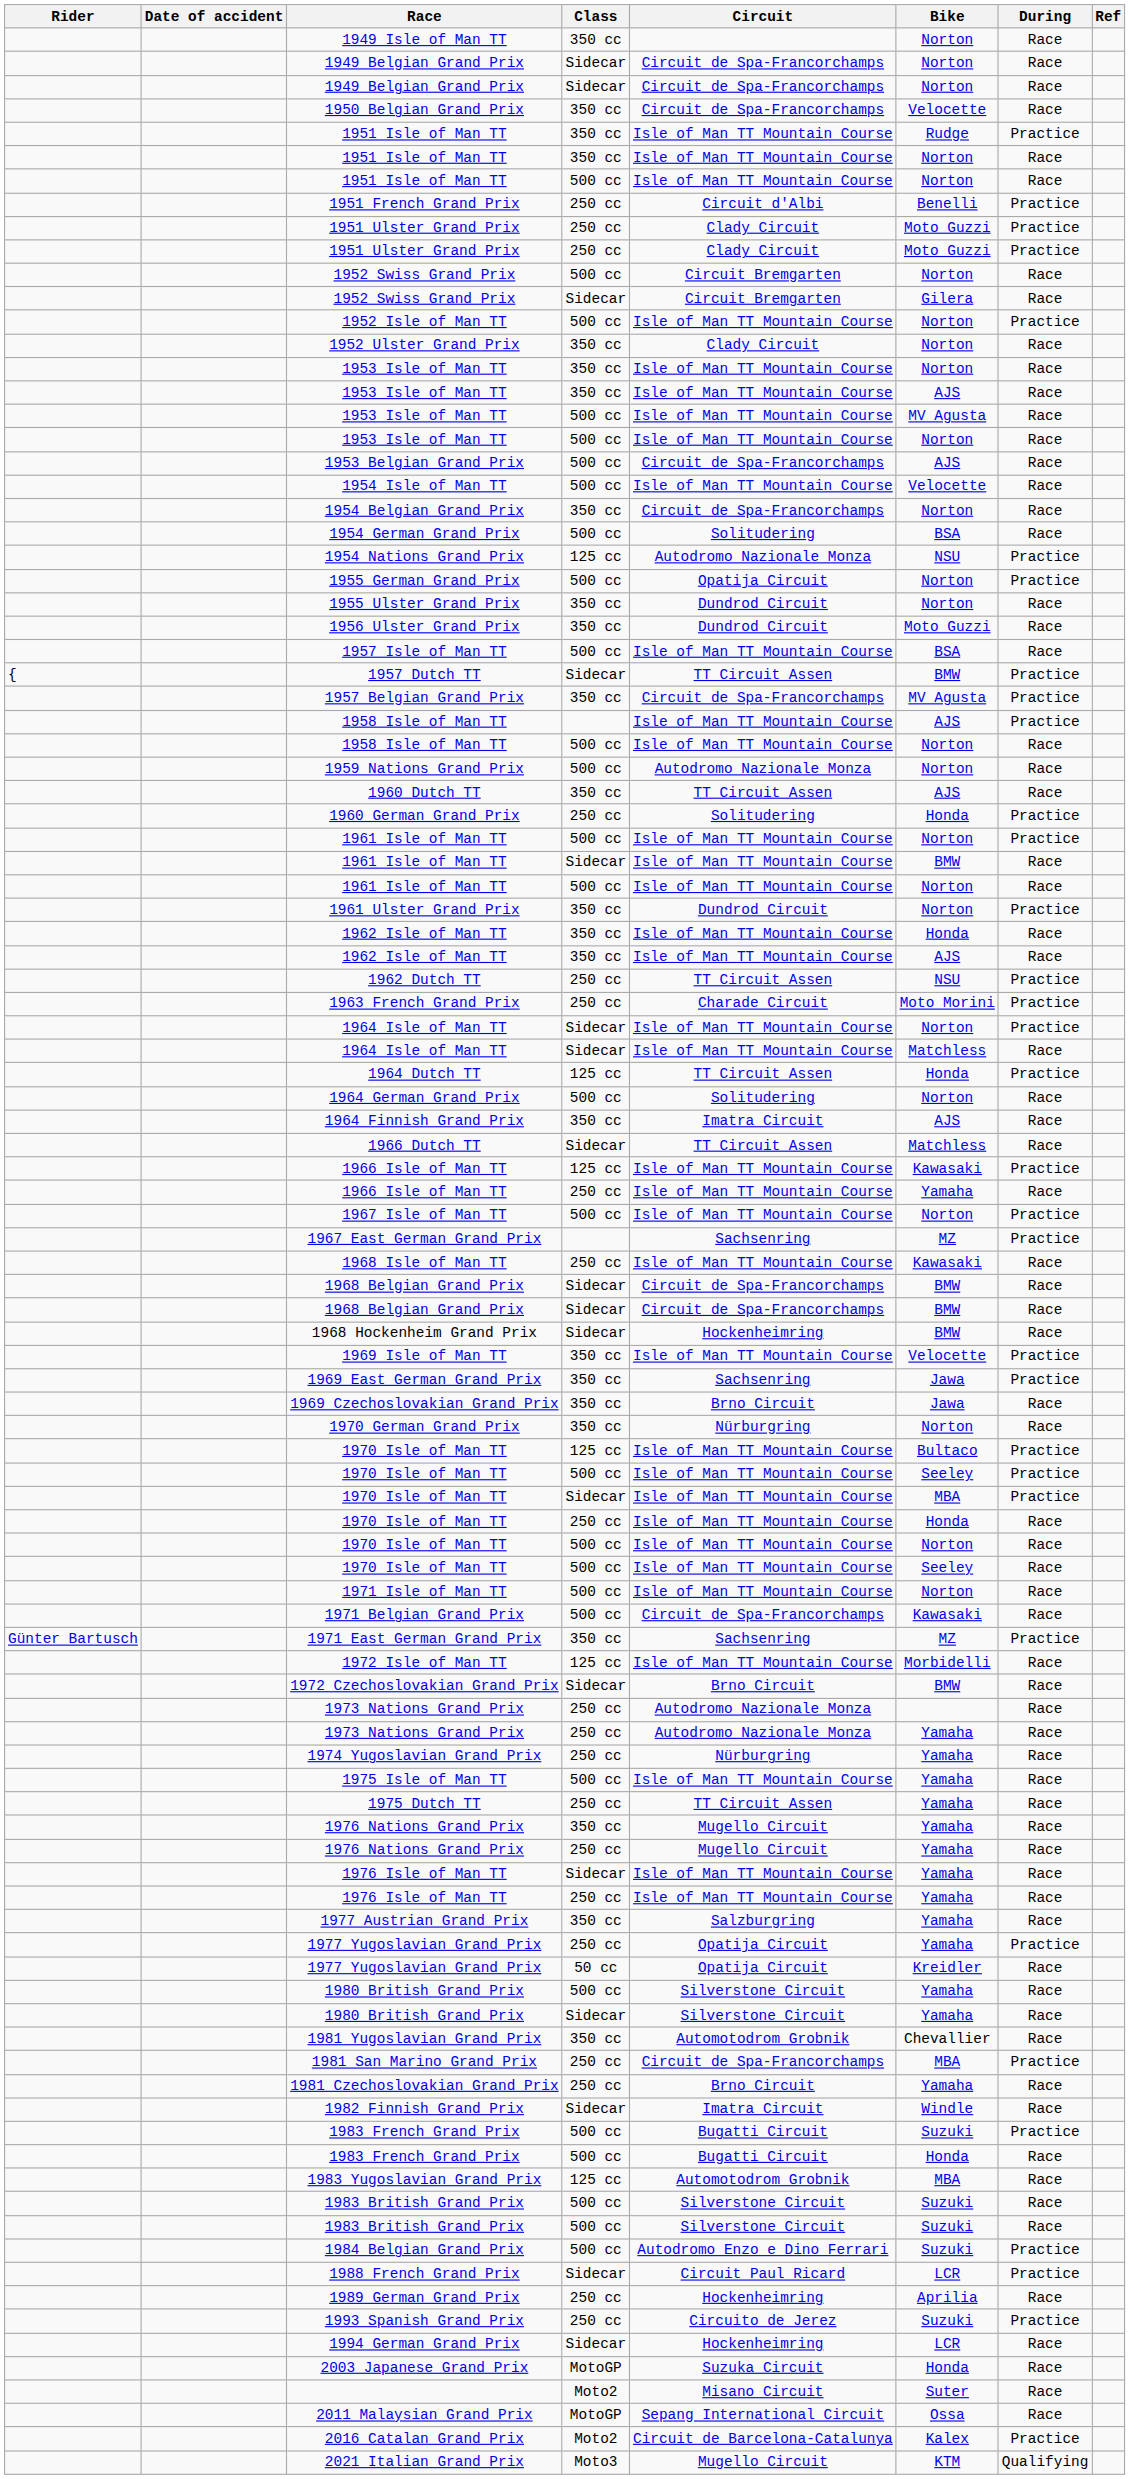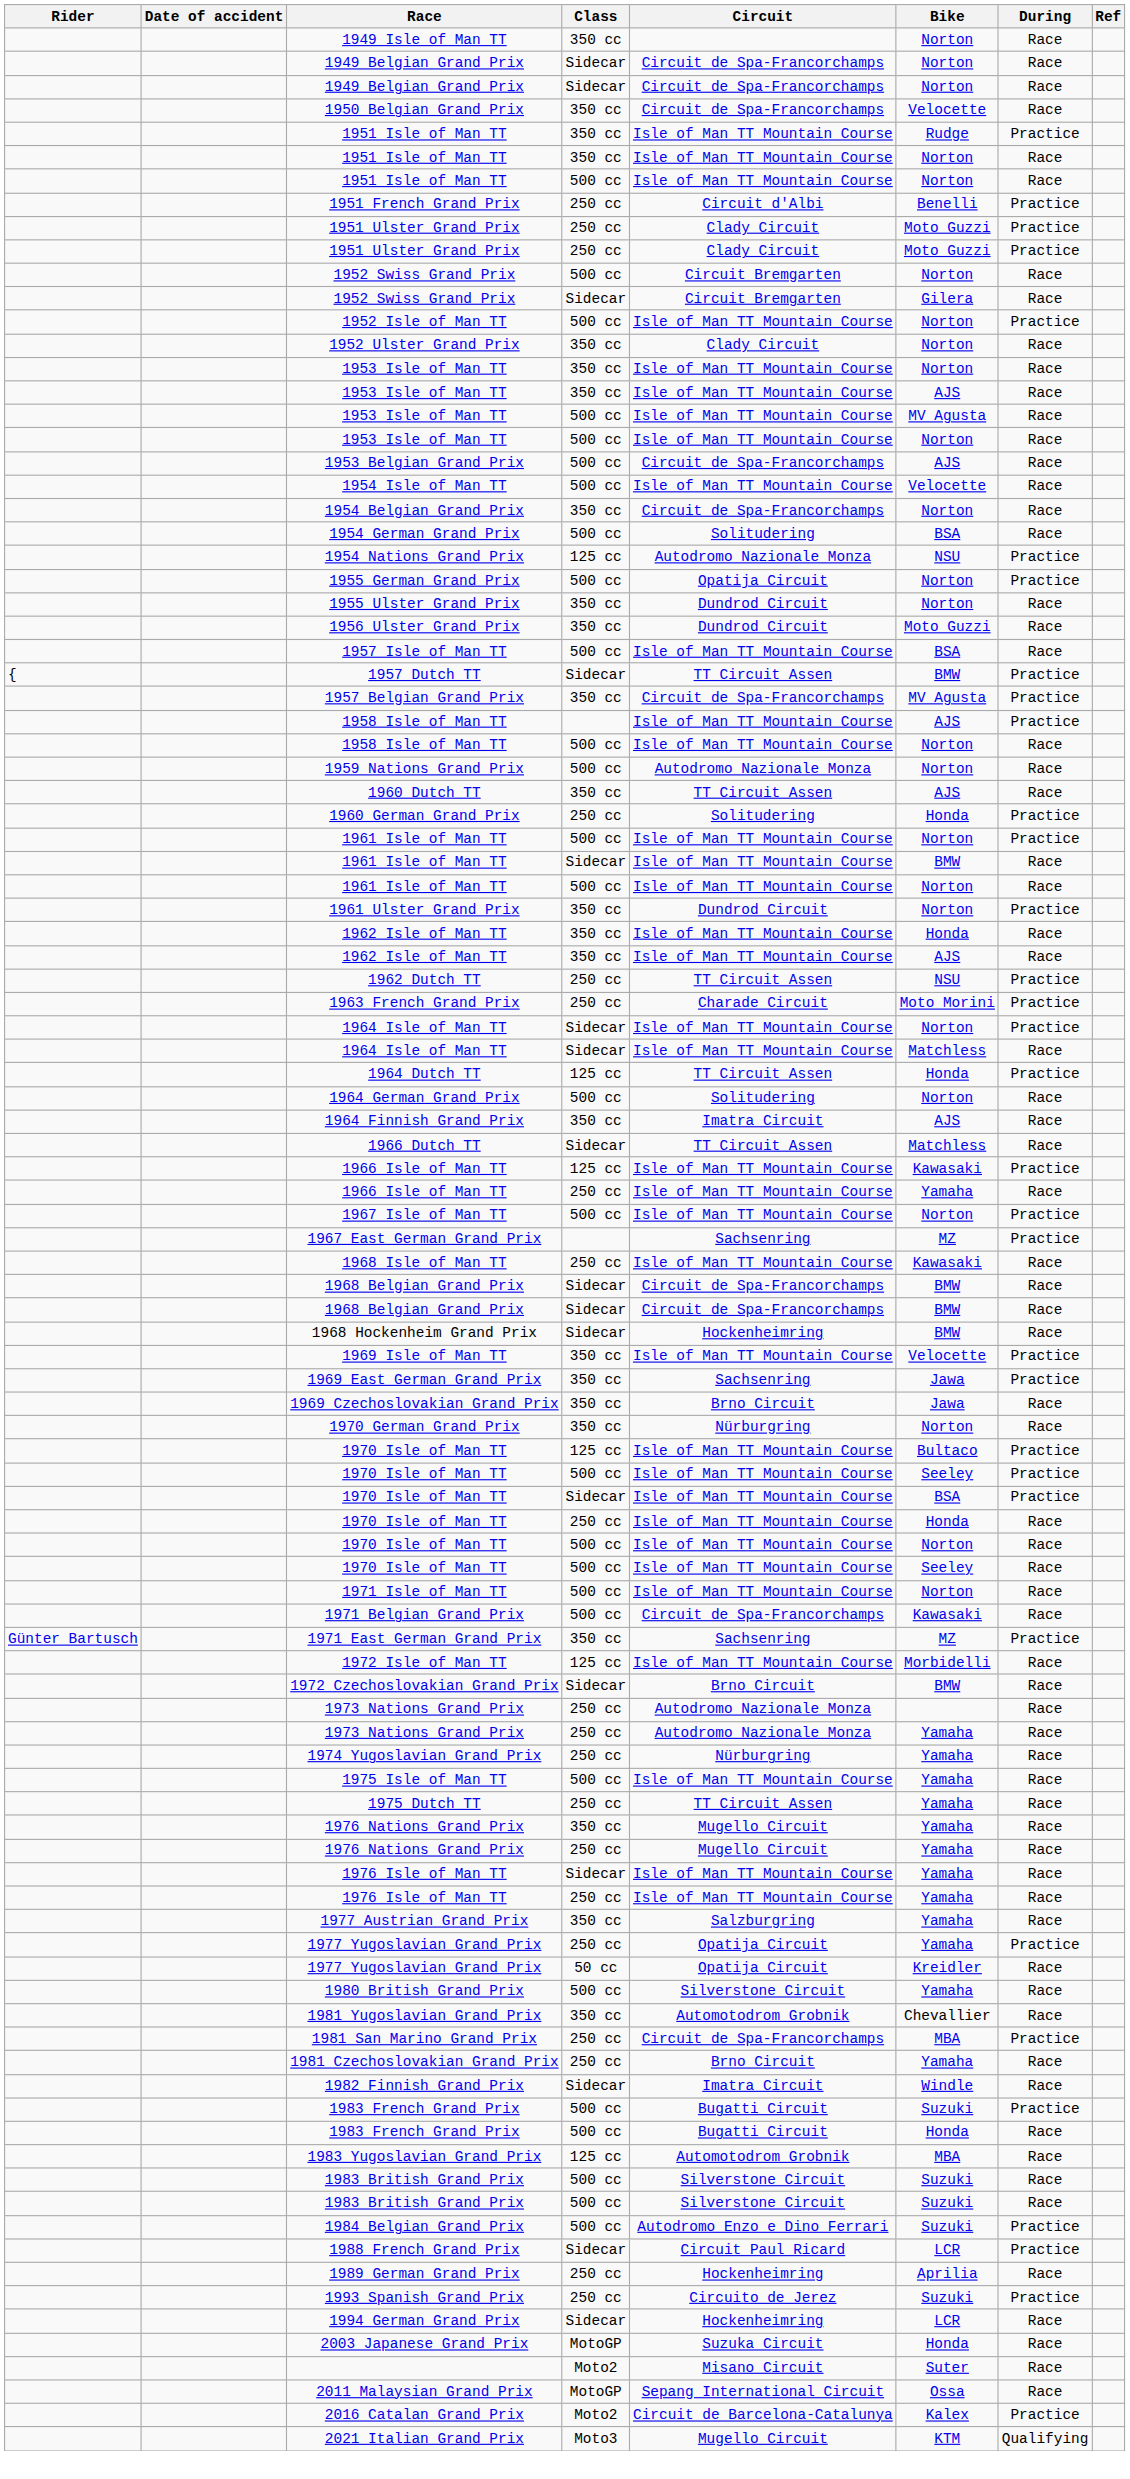(947, 1498) MBA -> (947, 1498) BSA
- row: (424, 2015)
